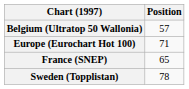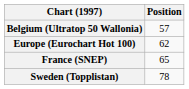(164, 44) 71 -> (164, 44) 62
